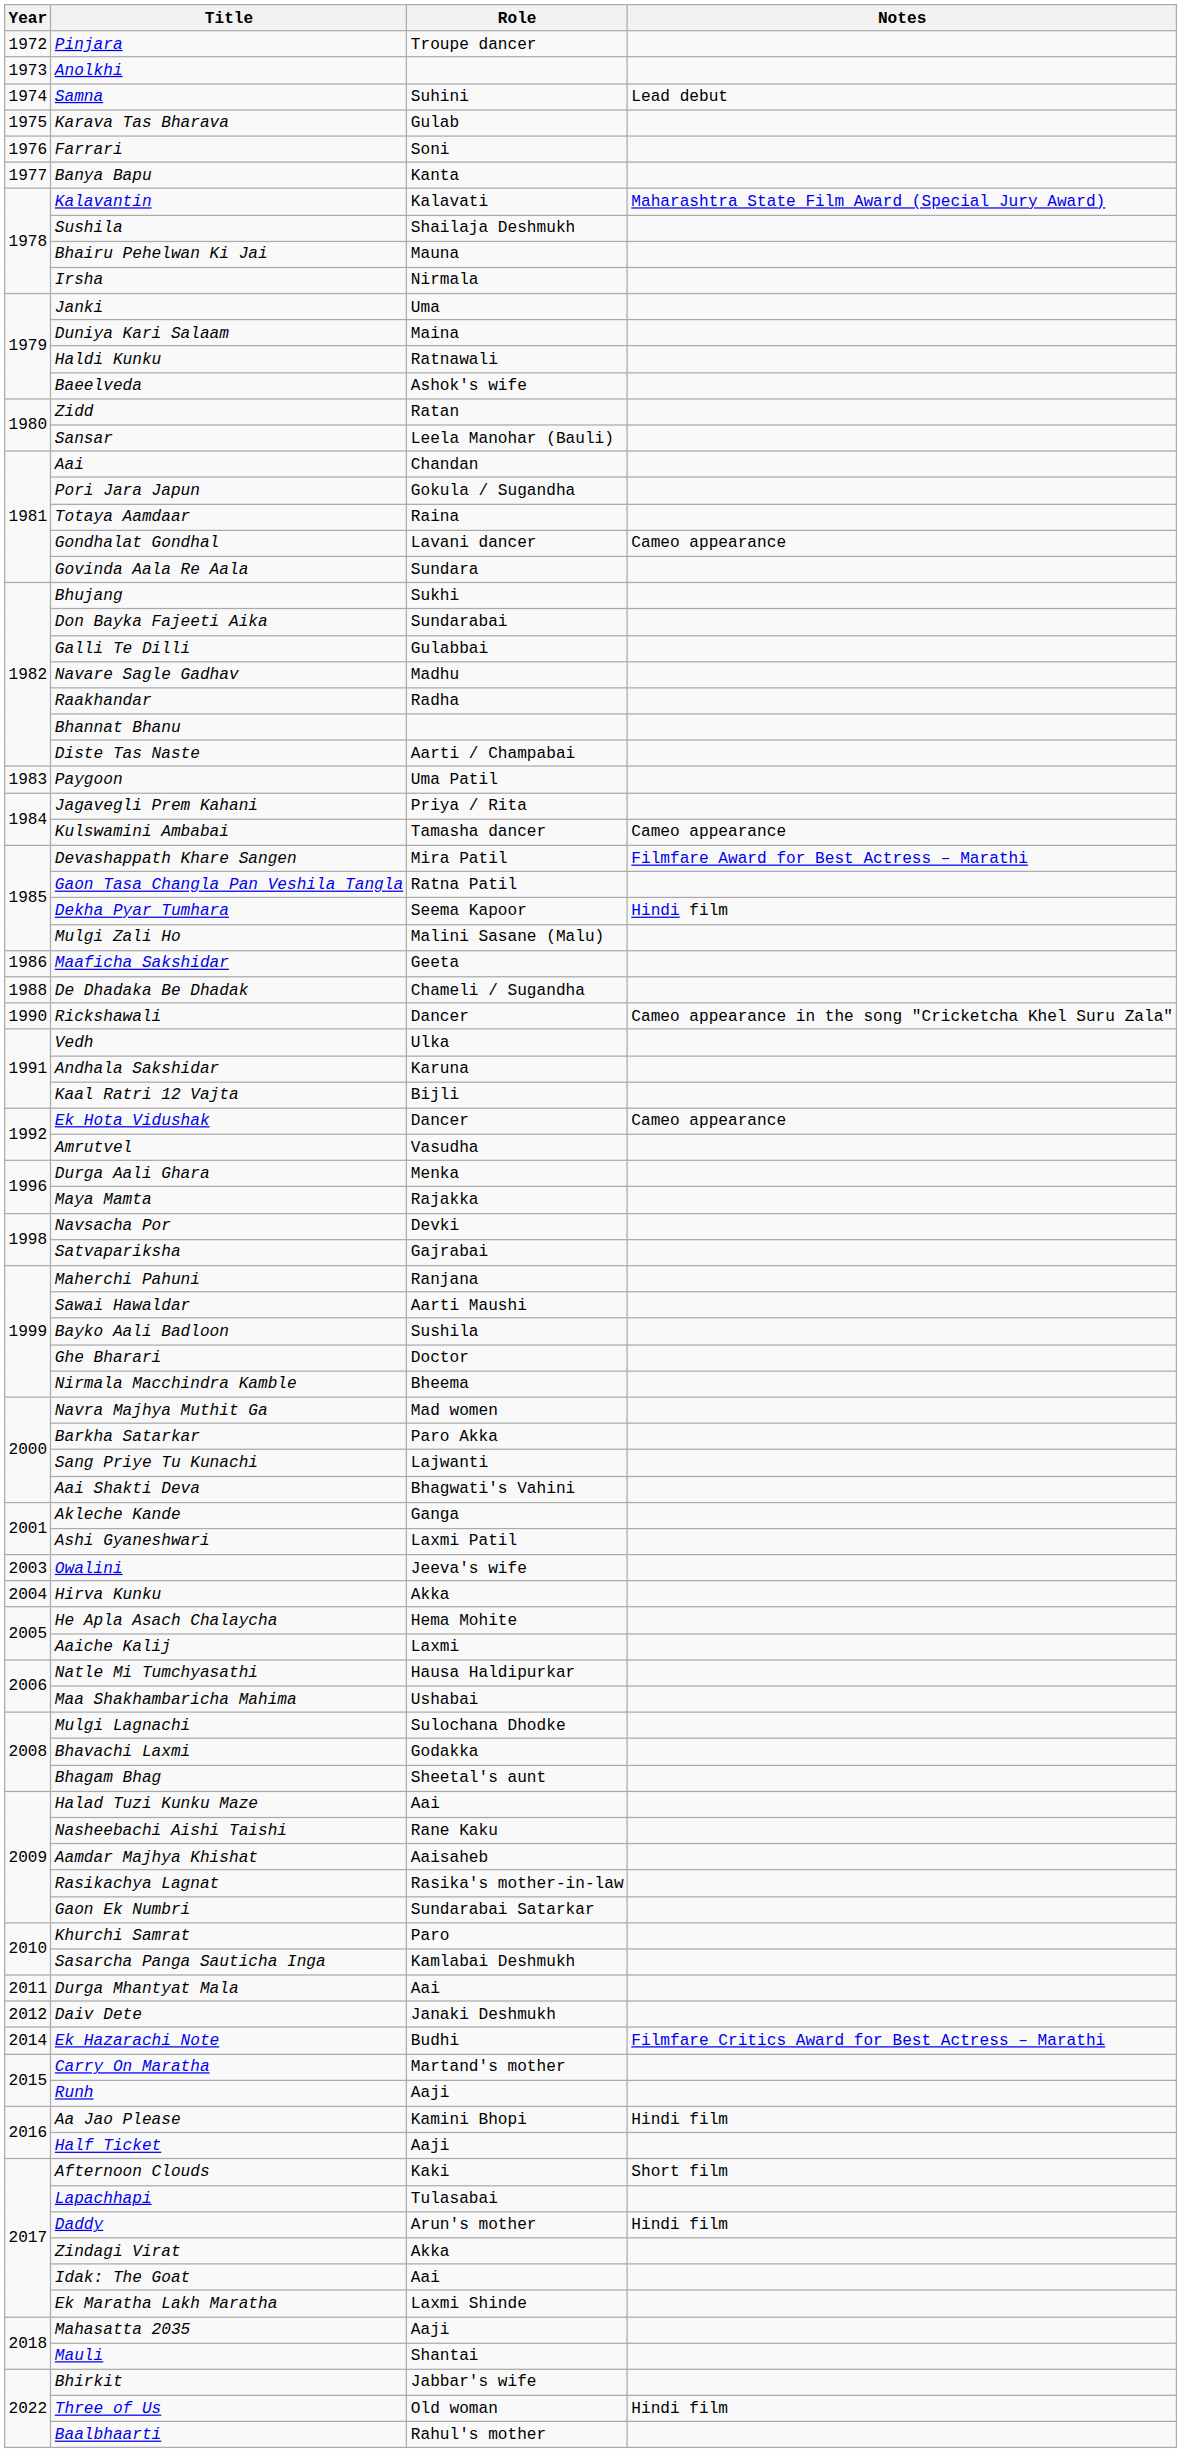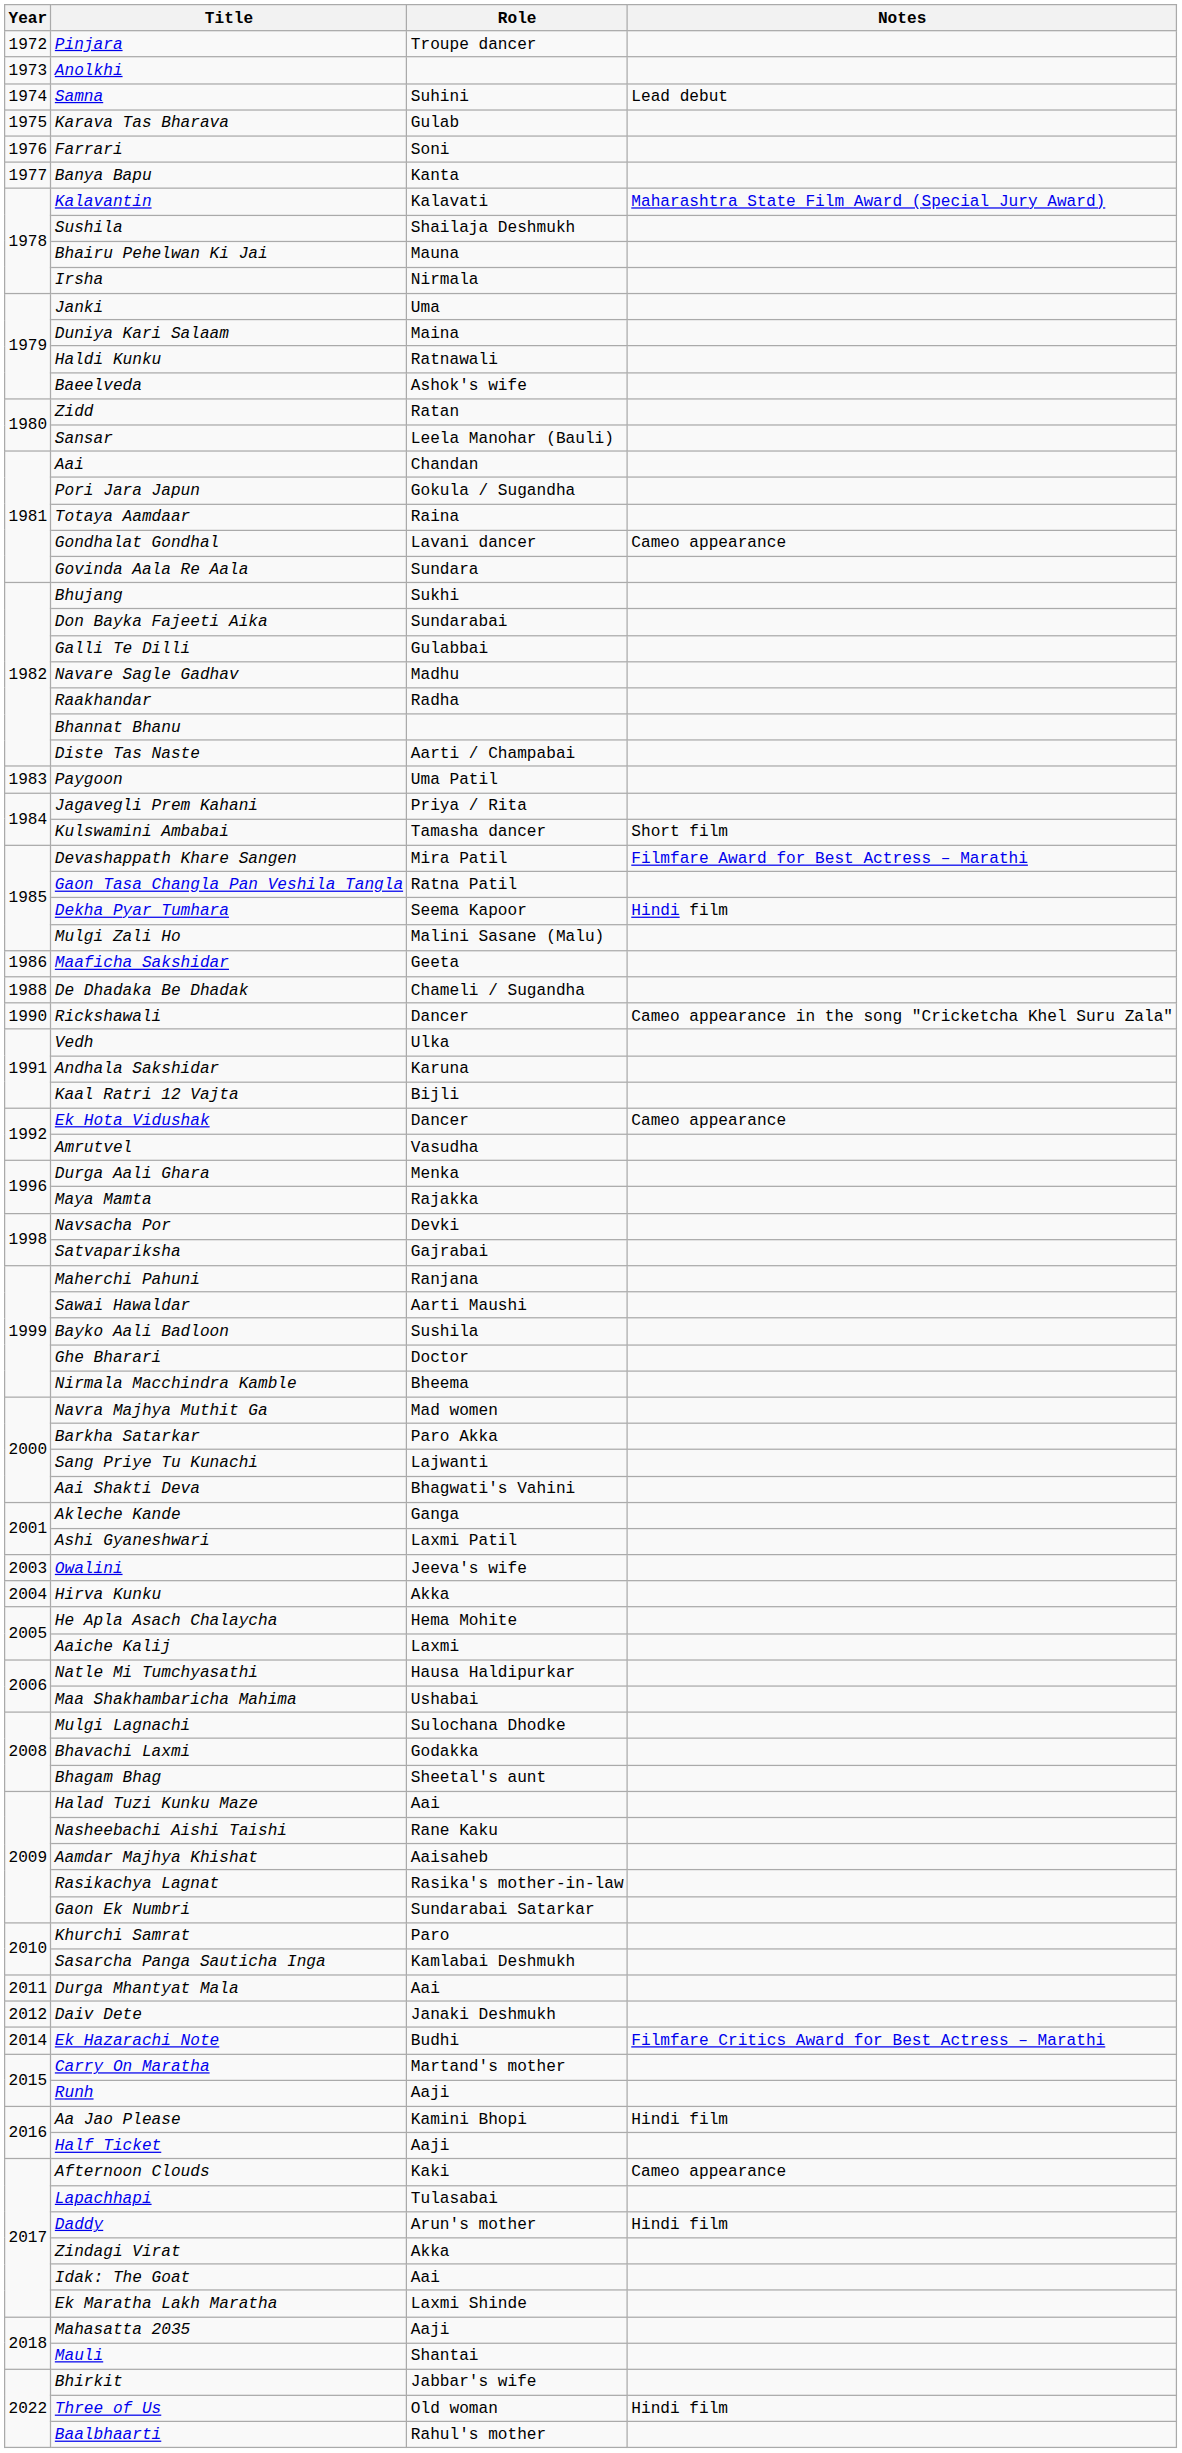(709, 832) Cameo appearance -> (680, 832) Short film
(680, 2172) Short film -> (709, 2172) Cameo appearance
